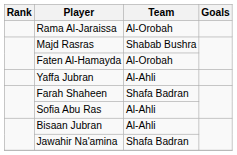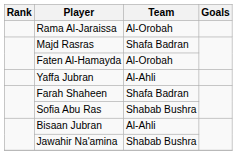(161, 45) Shabab Bushra -> (157, 45) Shafa Badran
(141, 110) Al-Ahli -> (161, 110) Shabab Bushra
(157, 142) Shafa Badran -> (161, 142) Shabab Bushra
